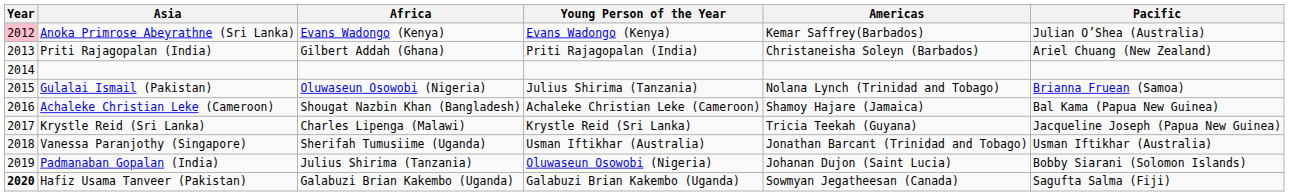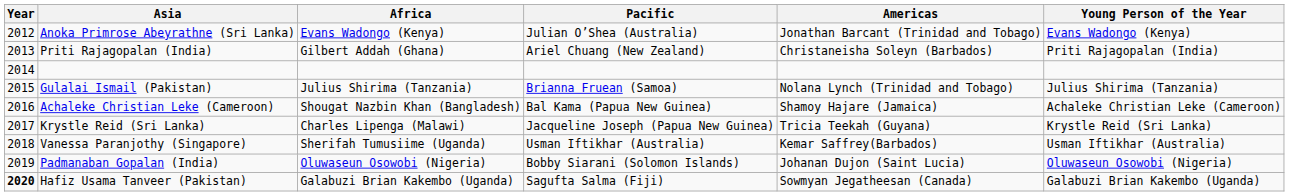columns swapped: (1157, 14) <-> (643, 14)
(21, 32) pink background -> (21, 32) no background
(845, 32) Kemar Saffrey(Barbados) -> (911, 32) Jonathan Barcant (Trinidad and Tobago)
(393, 88) Oluwaseun Osowobi (Nigeria) -> (387, 88) Julius Shirima (Tanzania)
(897, 144) Jonathan Barcant (Trinidad and Tobago) -> (859, 144) Kemar Saffrey(Barbados)
(387, 163) Julius Shirima (Tanzania) -> (393, 163) Oluwaseun Osowobi (Nigeria)
